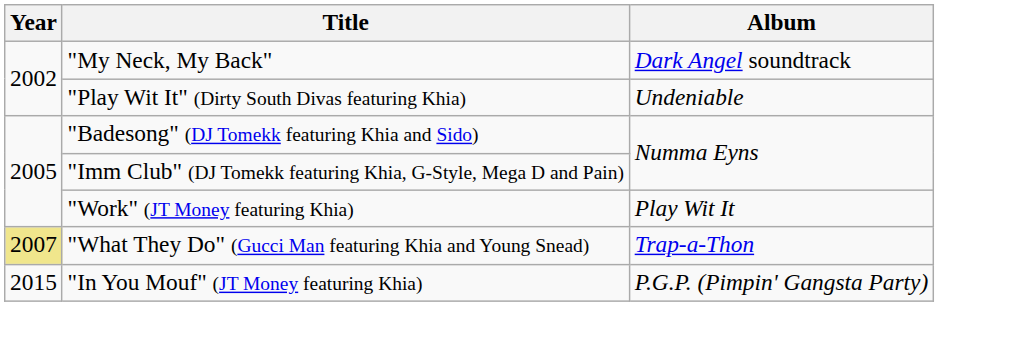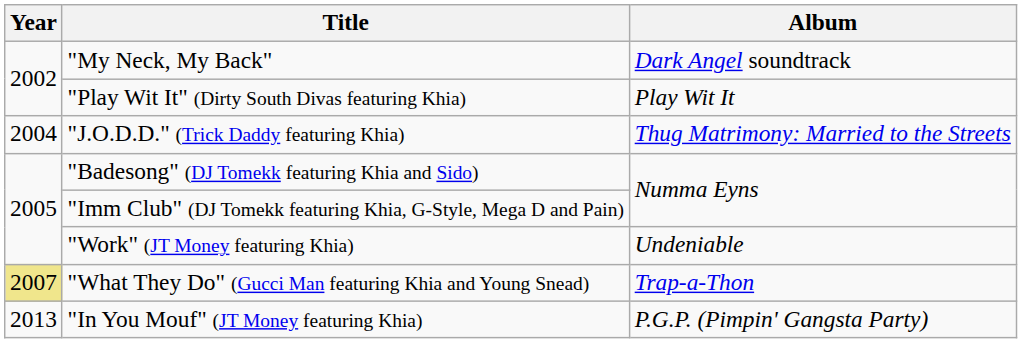(689, 97) Undeniable -> (685, 97) Play Wit It
+ row: (236, 134)
(685, 208) Play Wit It -> (689, 245) Undeniable
(33, 282) 2015 -> (33, 319) 2013
